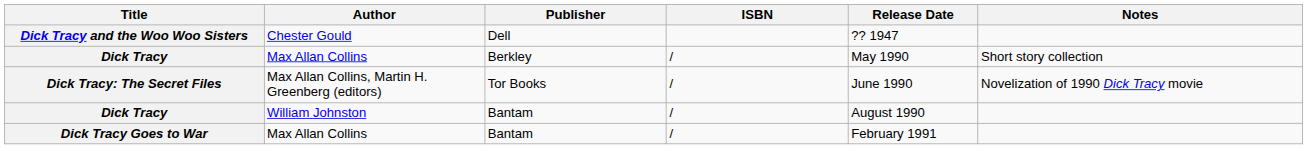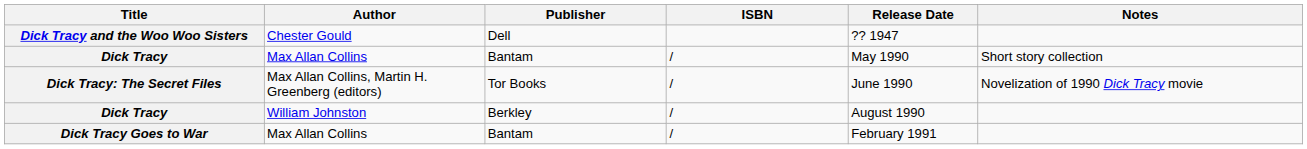(510, 56) Berkley -> (510, 56) Bantam
(510, 112) Bantam -> (510, 112) Berkley
